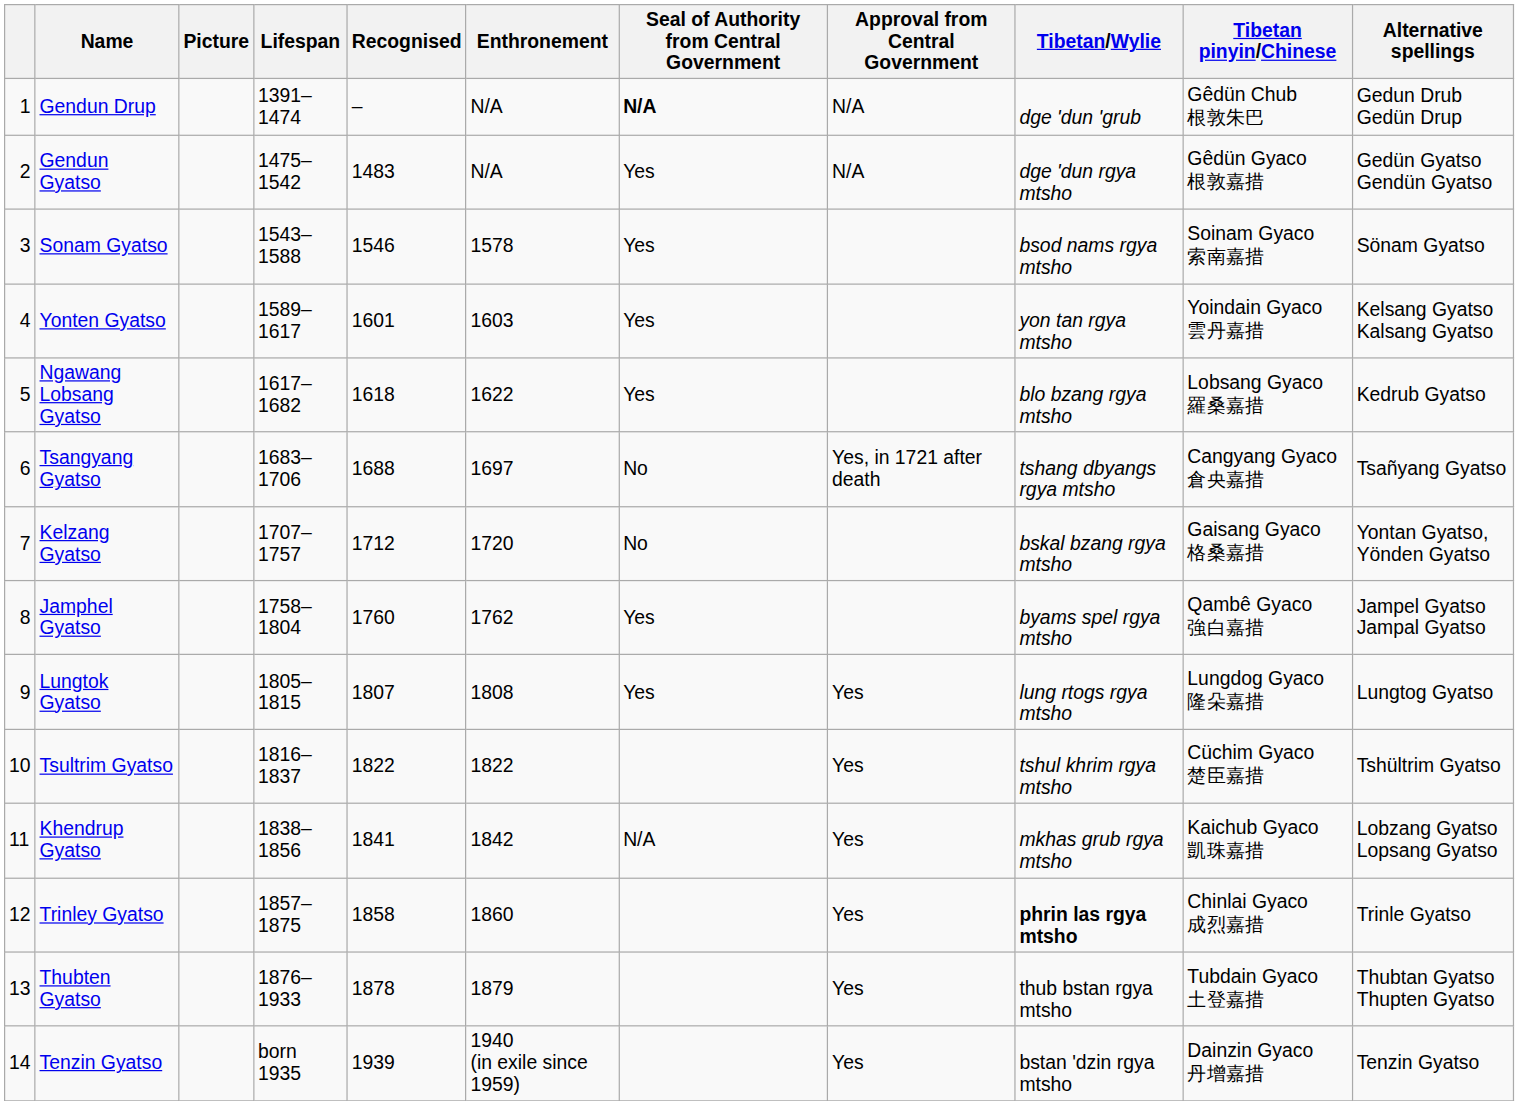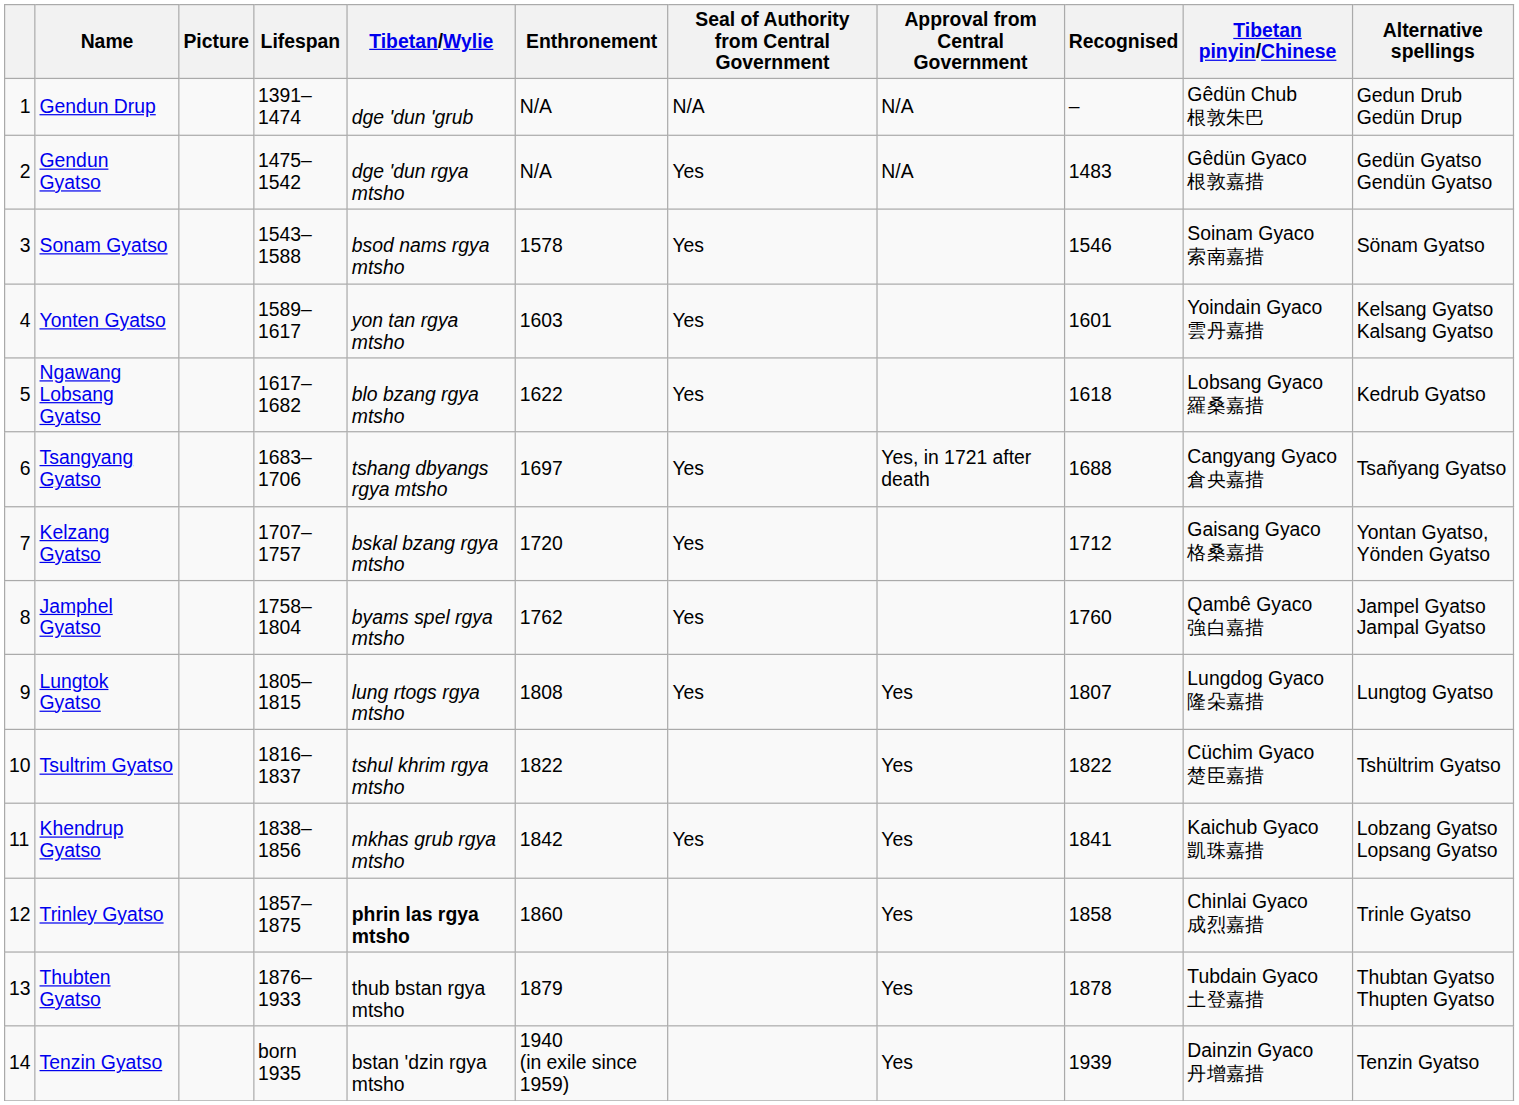columns swapped: (407, 41) <-> (1099, 41)
(640, 106) bold -> (689, 106) normal
(636, 469) No -> (688, 469) Yes
(636, 543) No -> (688, 543) Yes
(639, 840) N/A -> (688, 840) Yes
